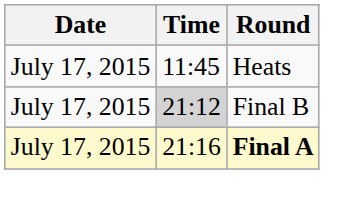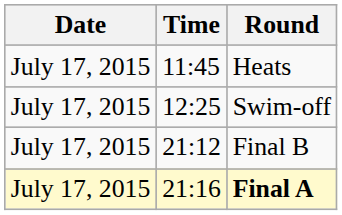+ row: (282, 106)
(192, 106) lightgrey background -> (192, 147) no background
